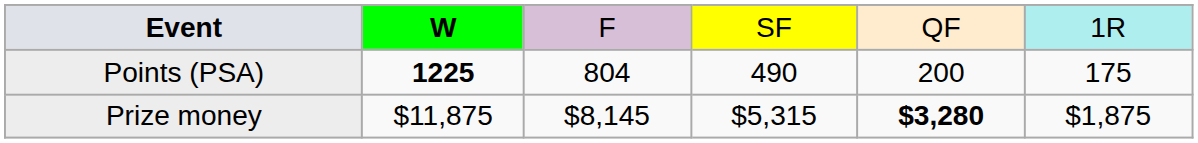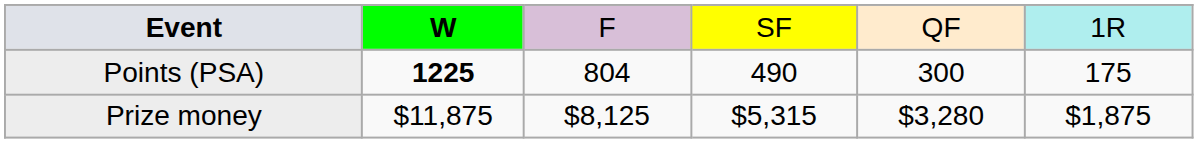(941, 72) 200 -> (941, 72) 300
(607, 116) $8,145 -> (607, 116) $8,125
(941, 116) bold -> (941, 116) normal
